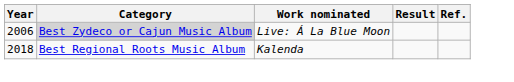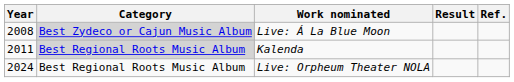(20, 31) 2006 -> (20, 31) 2008
(20, 49) 2018 -> (20, 49) 2011
(142, 49) no background -> (142, 49) lightgrey background
+ row: (344, 67)
